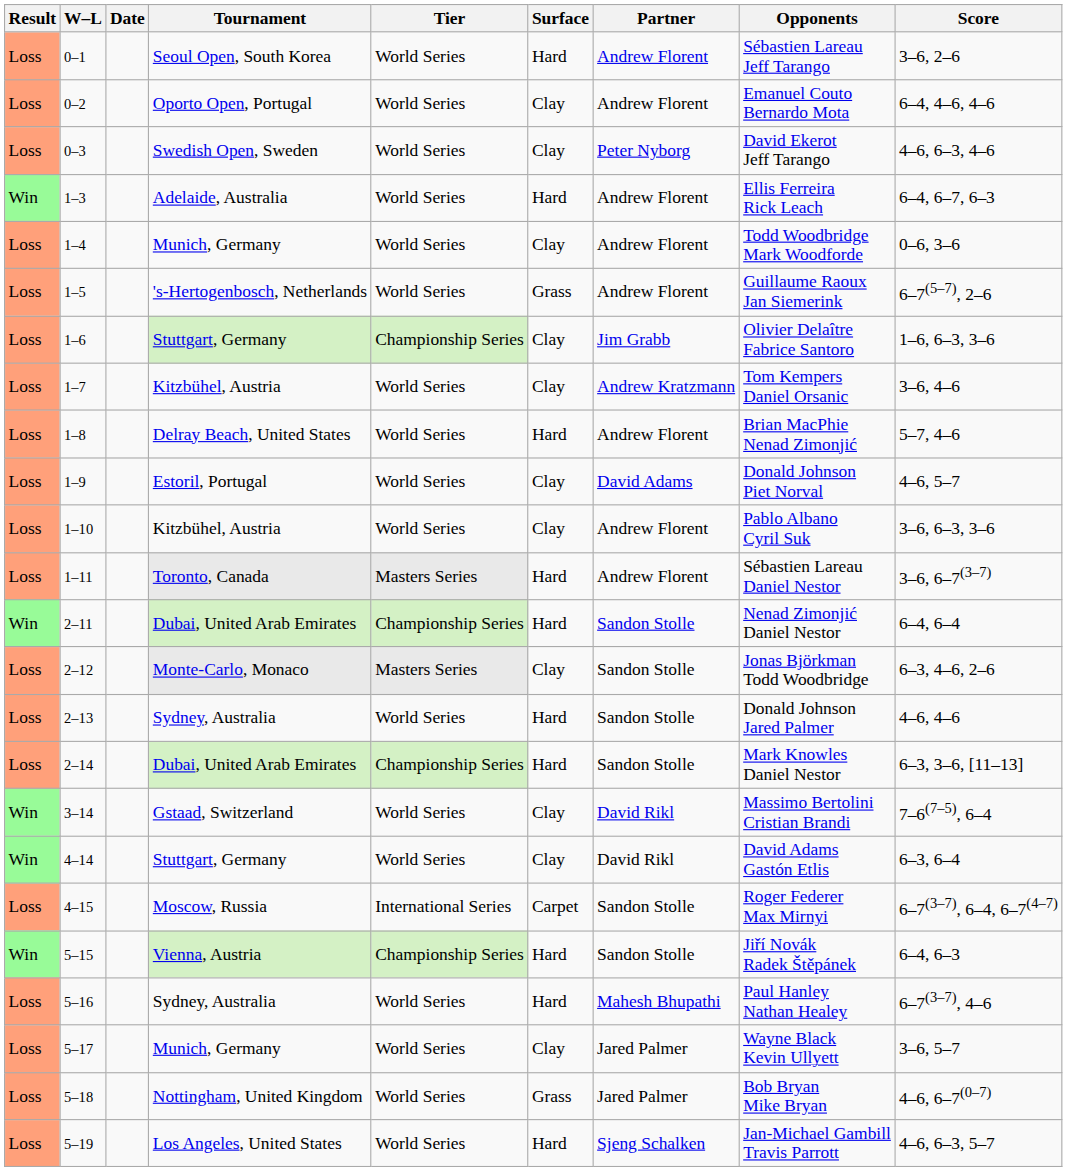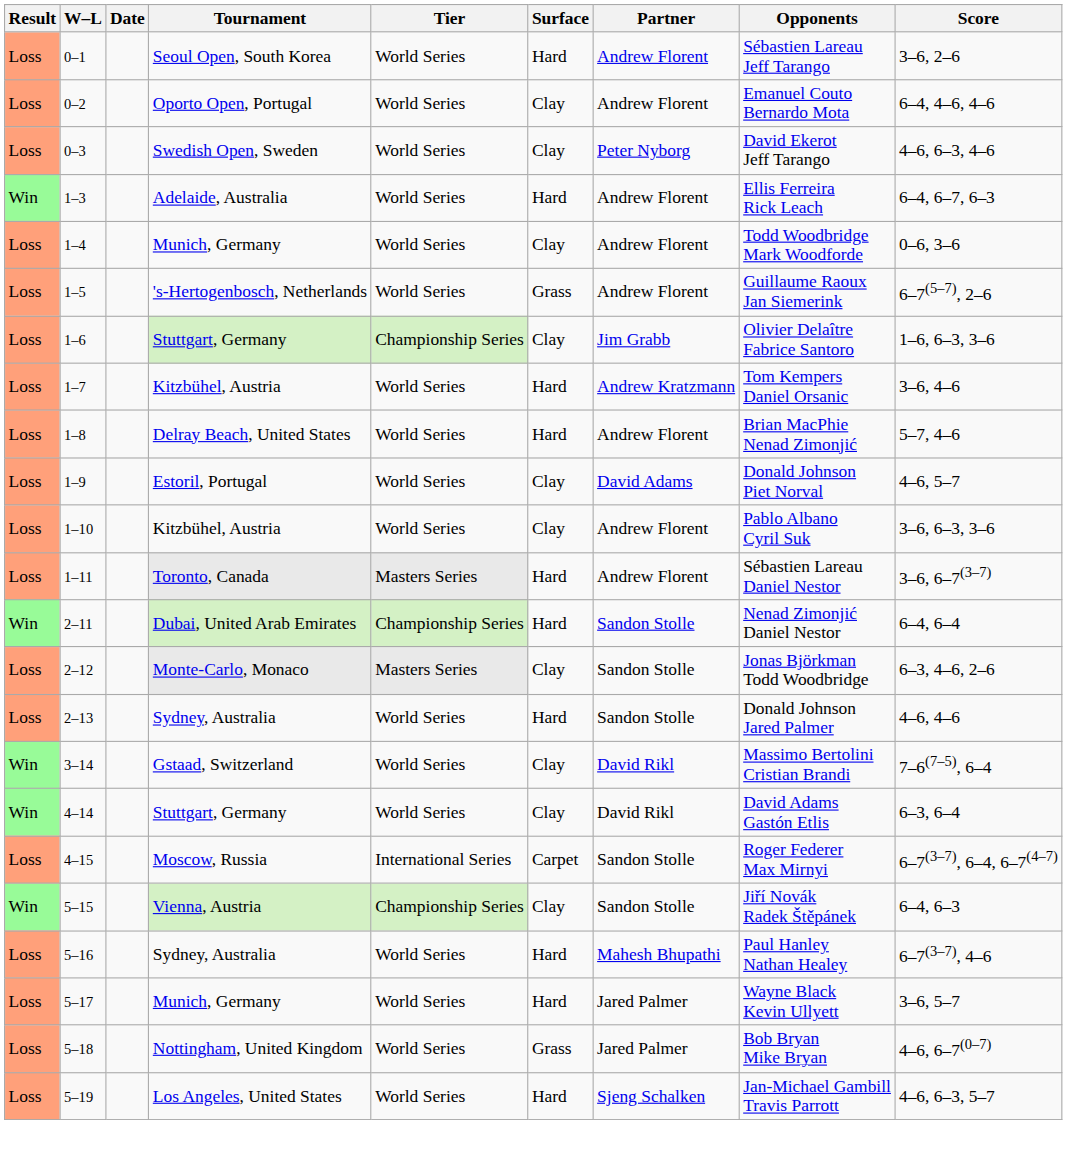(548, 386) Clay -> (549, 386) Hard
- row: (79, 766)
(549, 954) Hard -> (548, 906) Clay
(548, 1048) Clay -> (549, 1001) Hard
